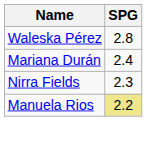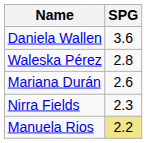+ row: (55, 37)
(123, 60) 2.4 -> (123, 82) 2.6
